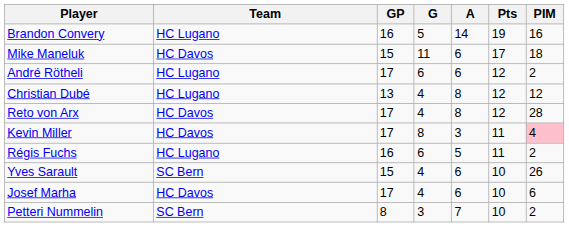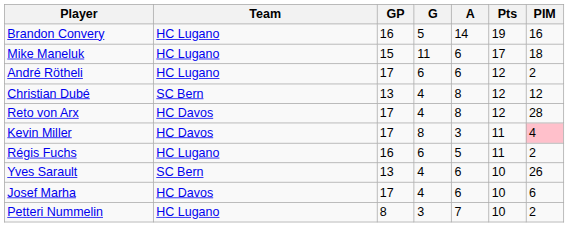(185, 53) HC Davos -> (188, 53) HC Lugano
(188, 93) HC Lugano -> (180, 93) SC Bern
(387, 172) 15 -> (387, 172) 13
(180, 212) SC Bern -> (188, 212) HC Lugano
